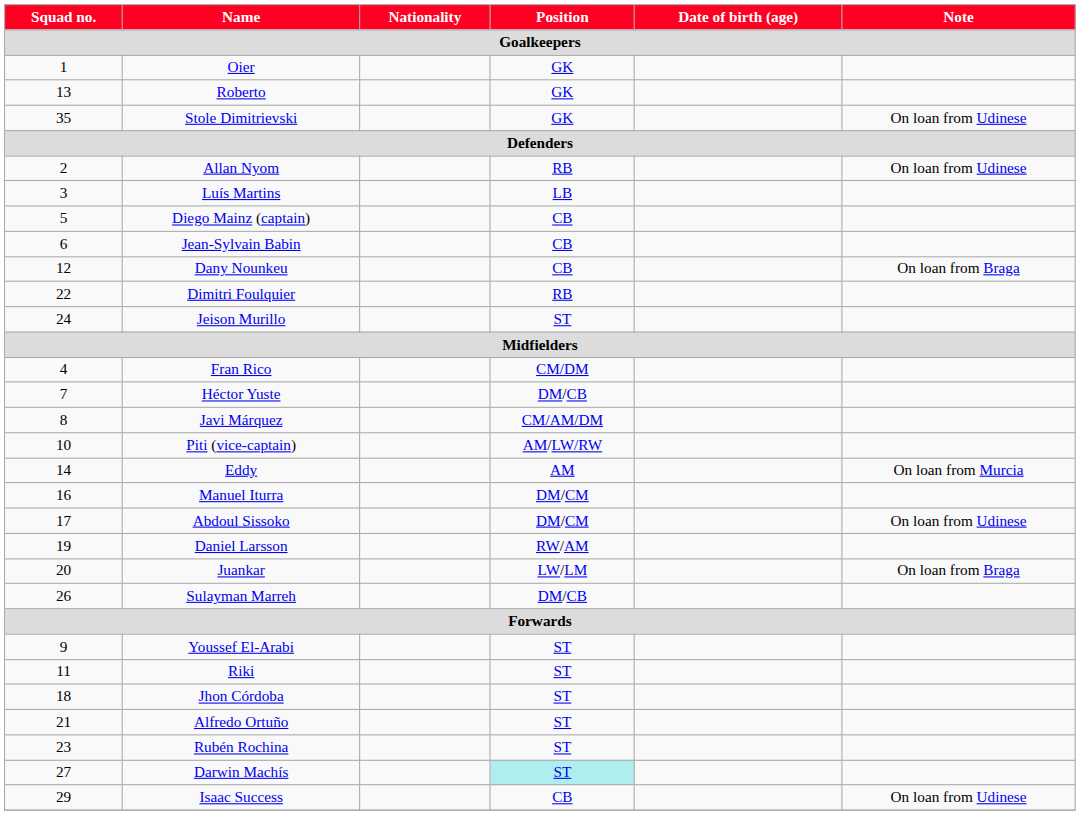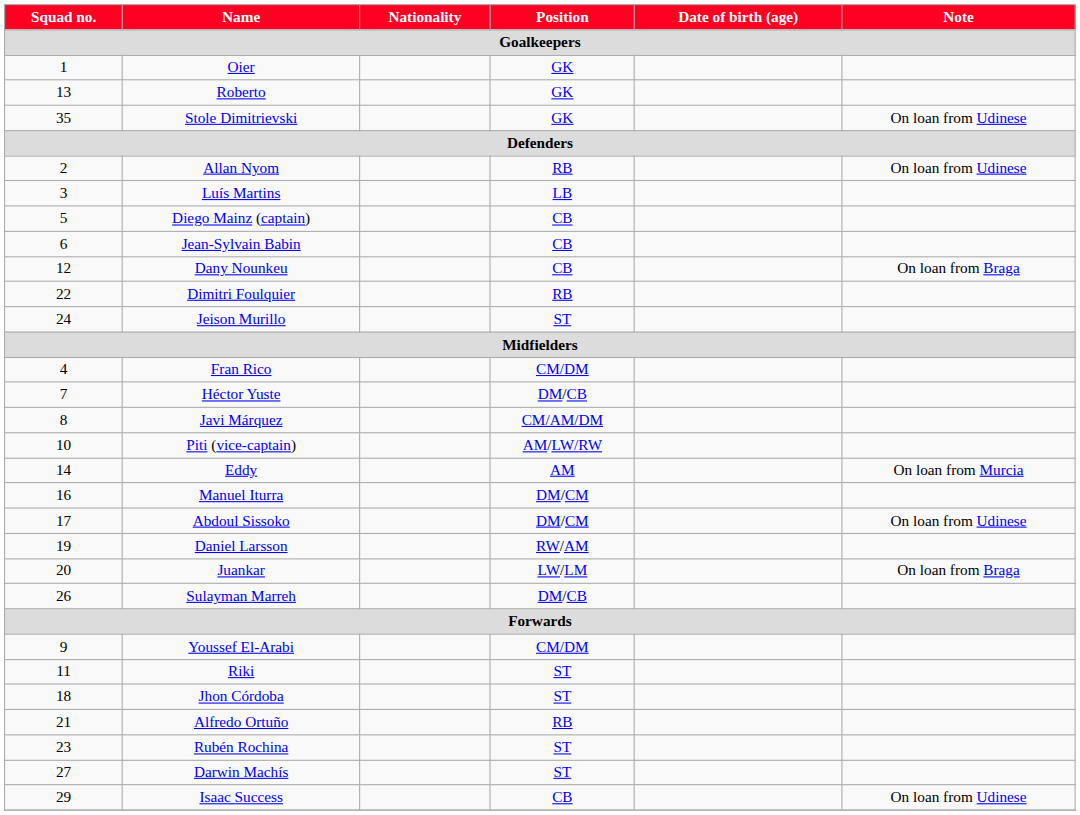(562, 646) ST -> (562, 646) CM/DM
(562, 722) ST -> (562, 722) RB
(562, 772) paleturquoise background -> (562, 772) no background
